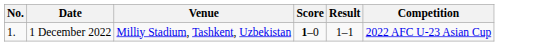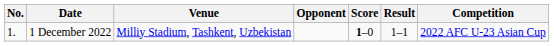+ column: (321, 13)
